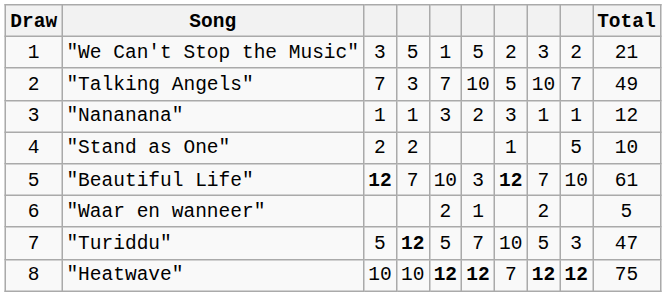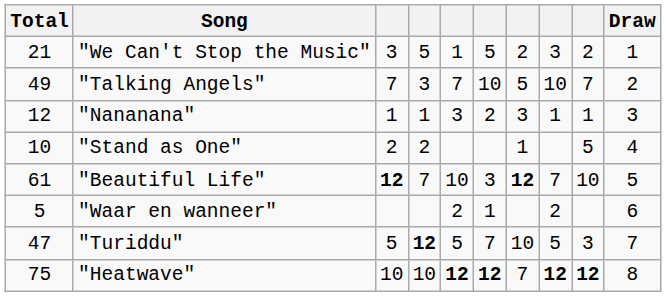columns swapped: (34, 21) <-> (626, 21)
